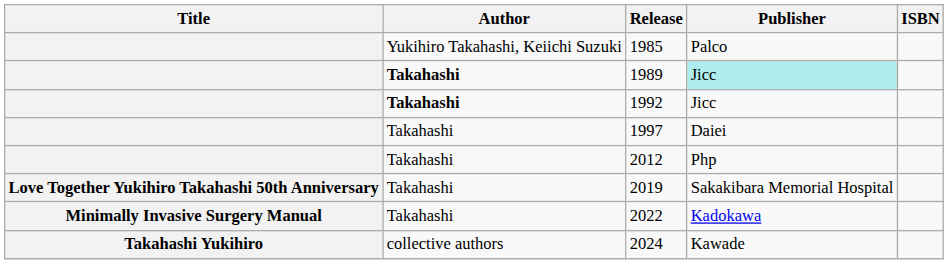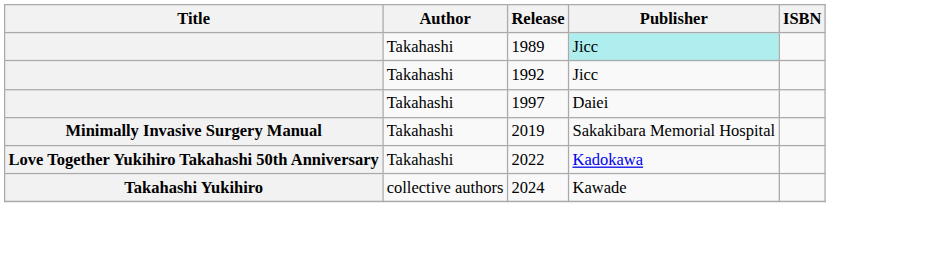- row: (646, 46)
(423, 74) bold -> (420, 46) normal
(423, 103) bold -> (420, 74) normal
- row: (646, 159)
(194, 187) Love Together Yukihiro Takahashi 50th Anniversary -> (194, 131) Minimally Invasive Surgery Manual
(194, 215) Minimally Invasive Surgery Manual -> (194, 159) Love Together Yukihiro Takahashi 50th Anniversary
